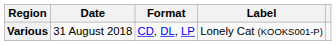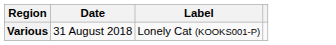- column: (166, 13)
